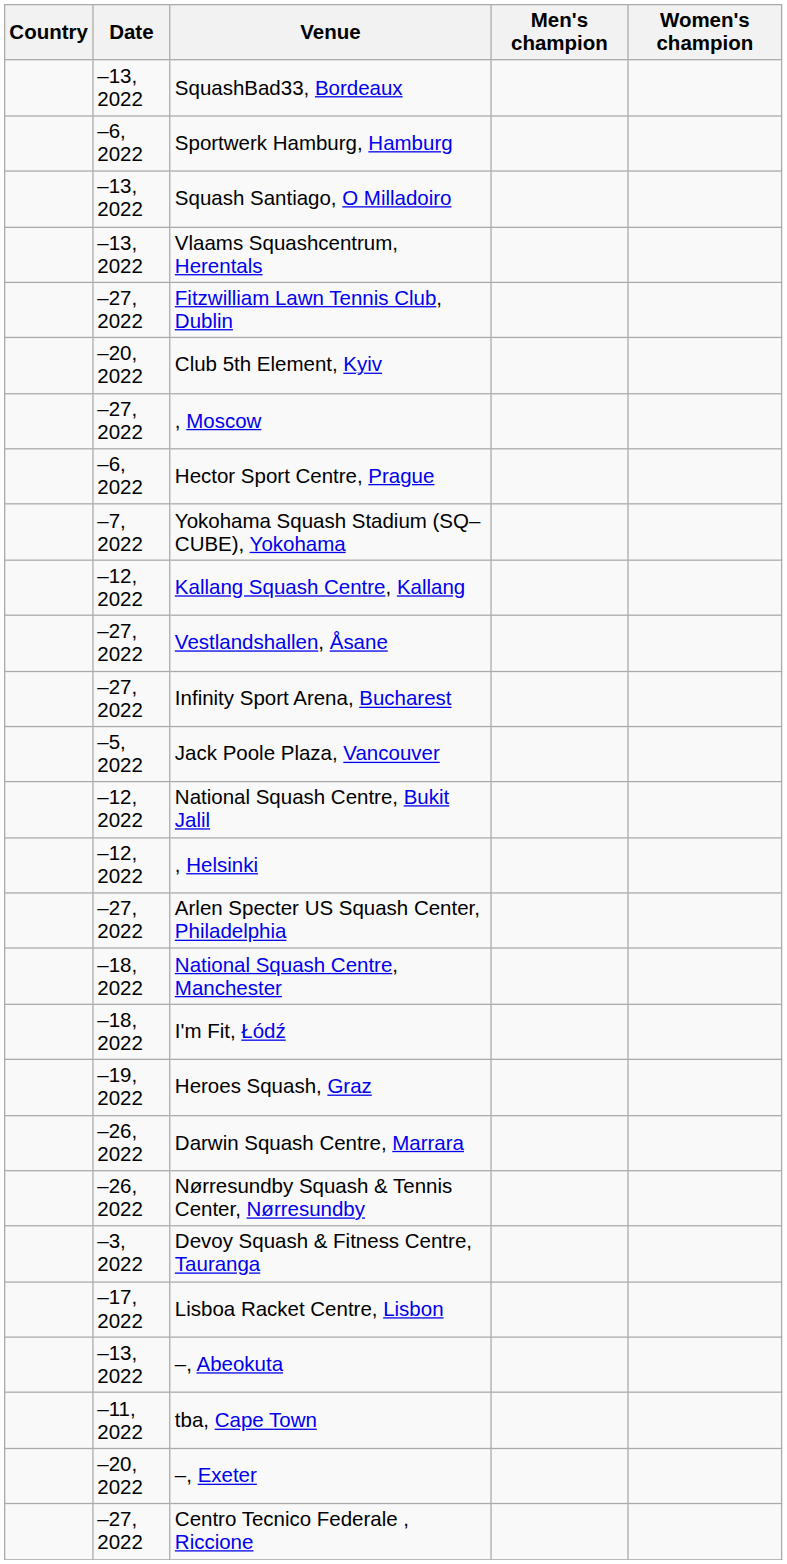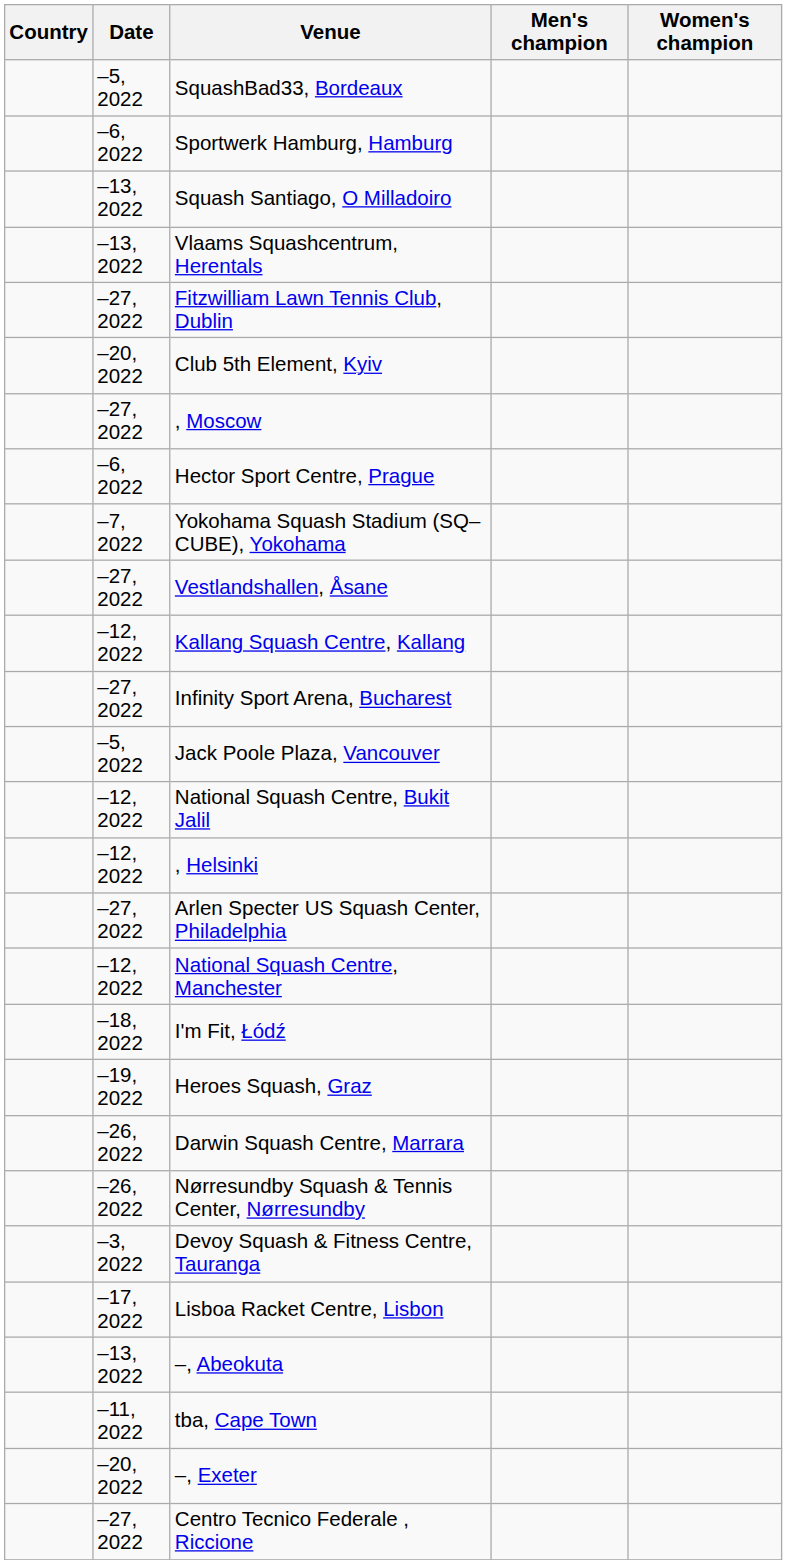(120, 87) –13, 2022 -> (120, 87) –5, 2022
rows swapped: (320, 587) <-> (281, 642)
(120, 976) –18, 2022 -> (120, 976) –12, 2022
